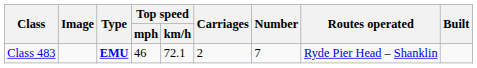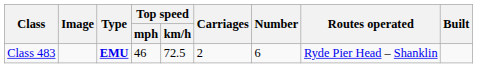(175, 53) 72.1 -> (175, 53) 72.5
(258, 53) 7 -> (258, 53) 6
